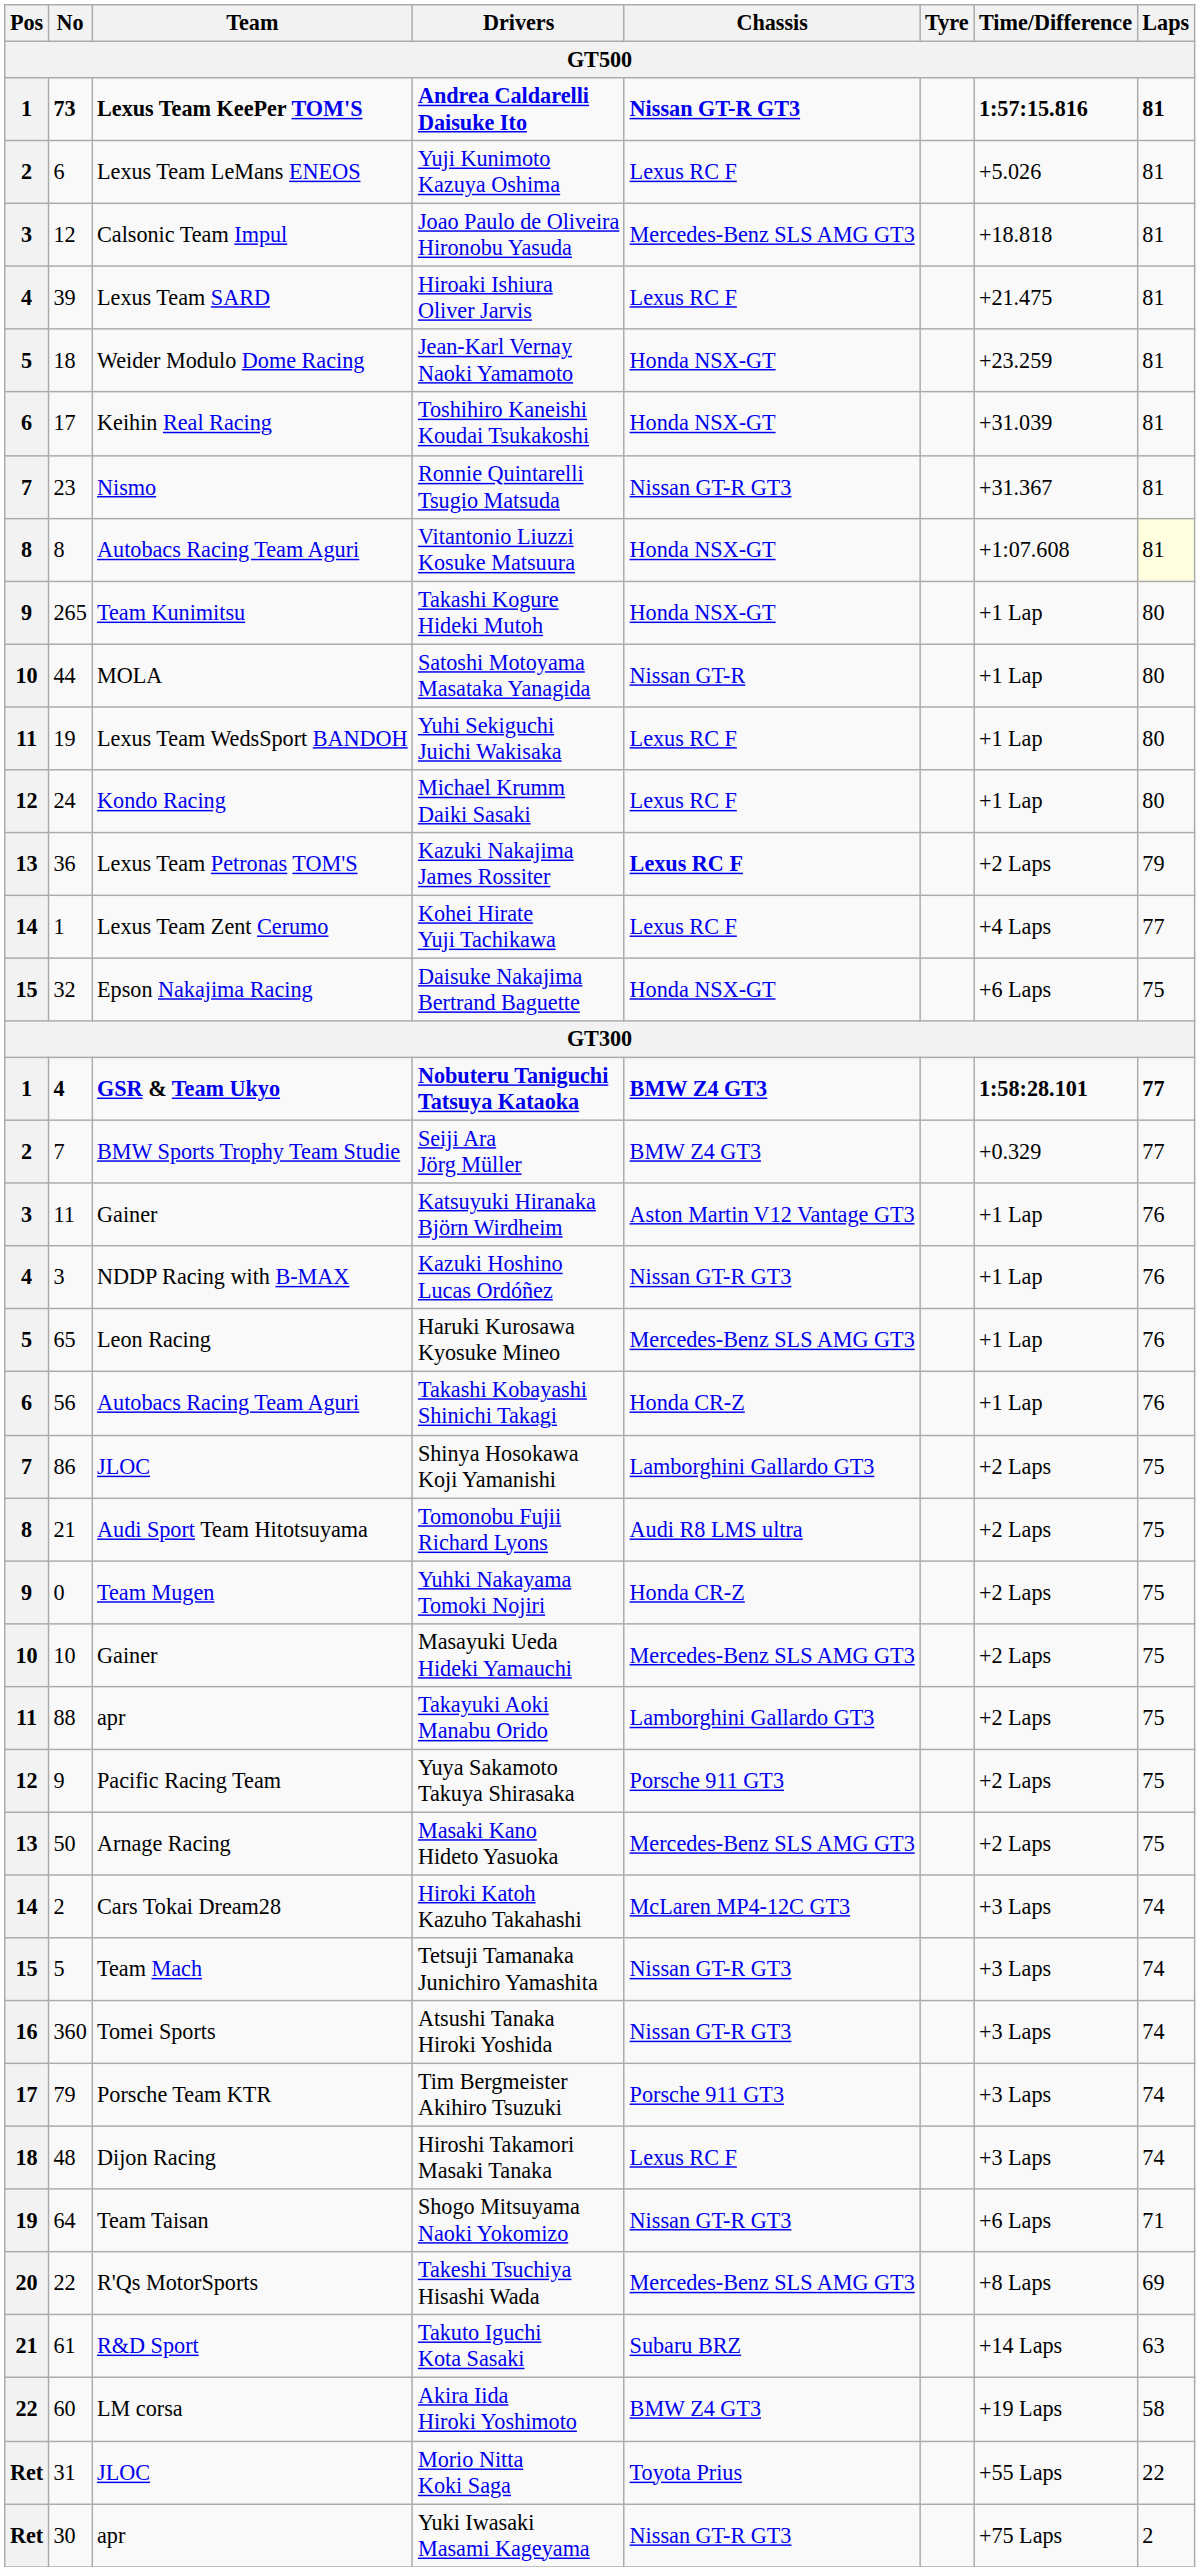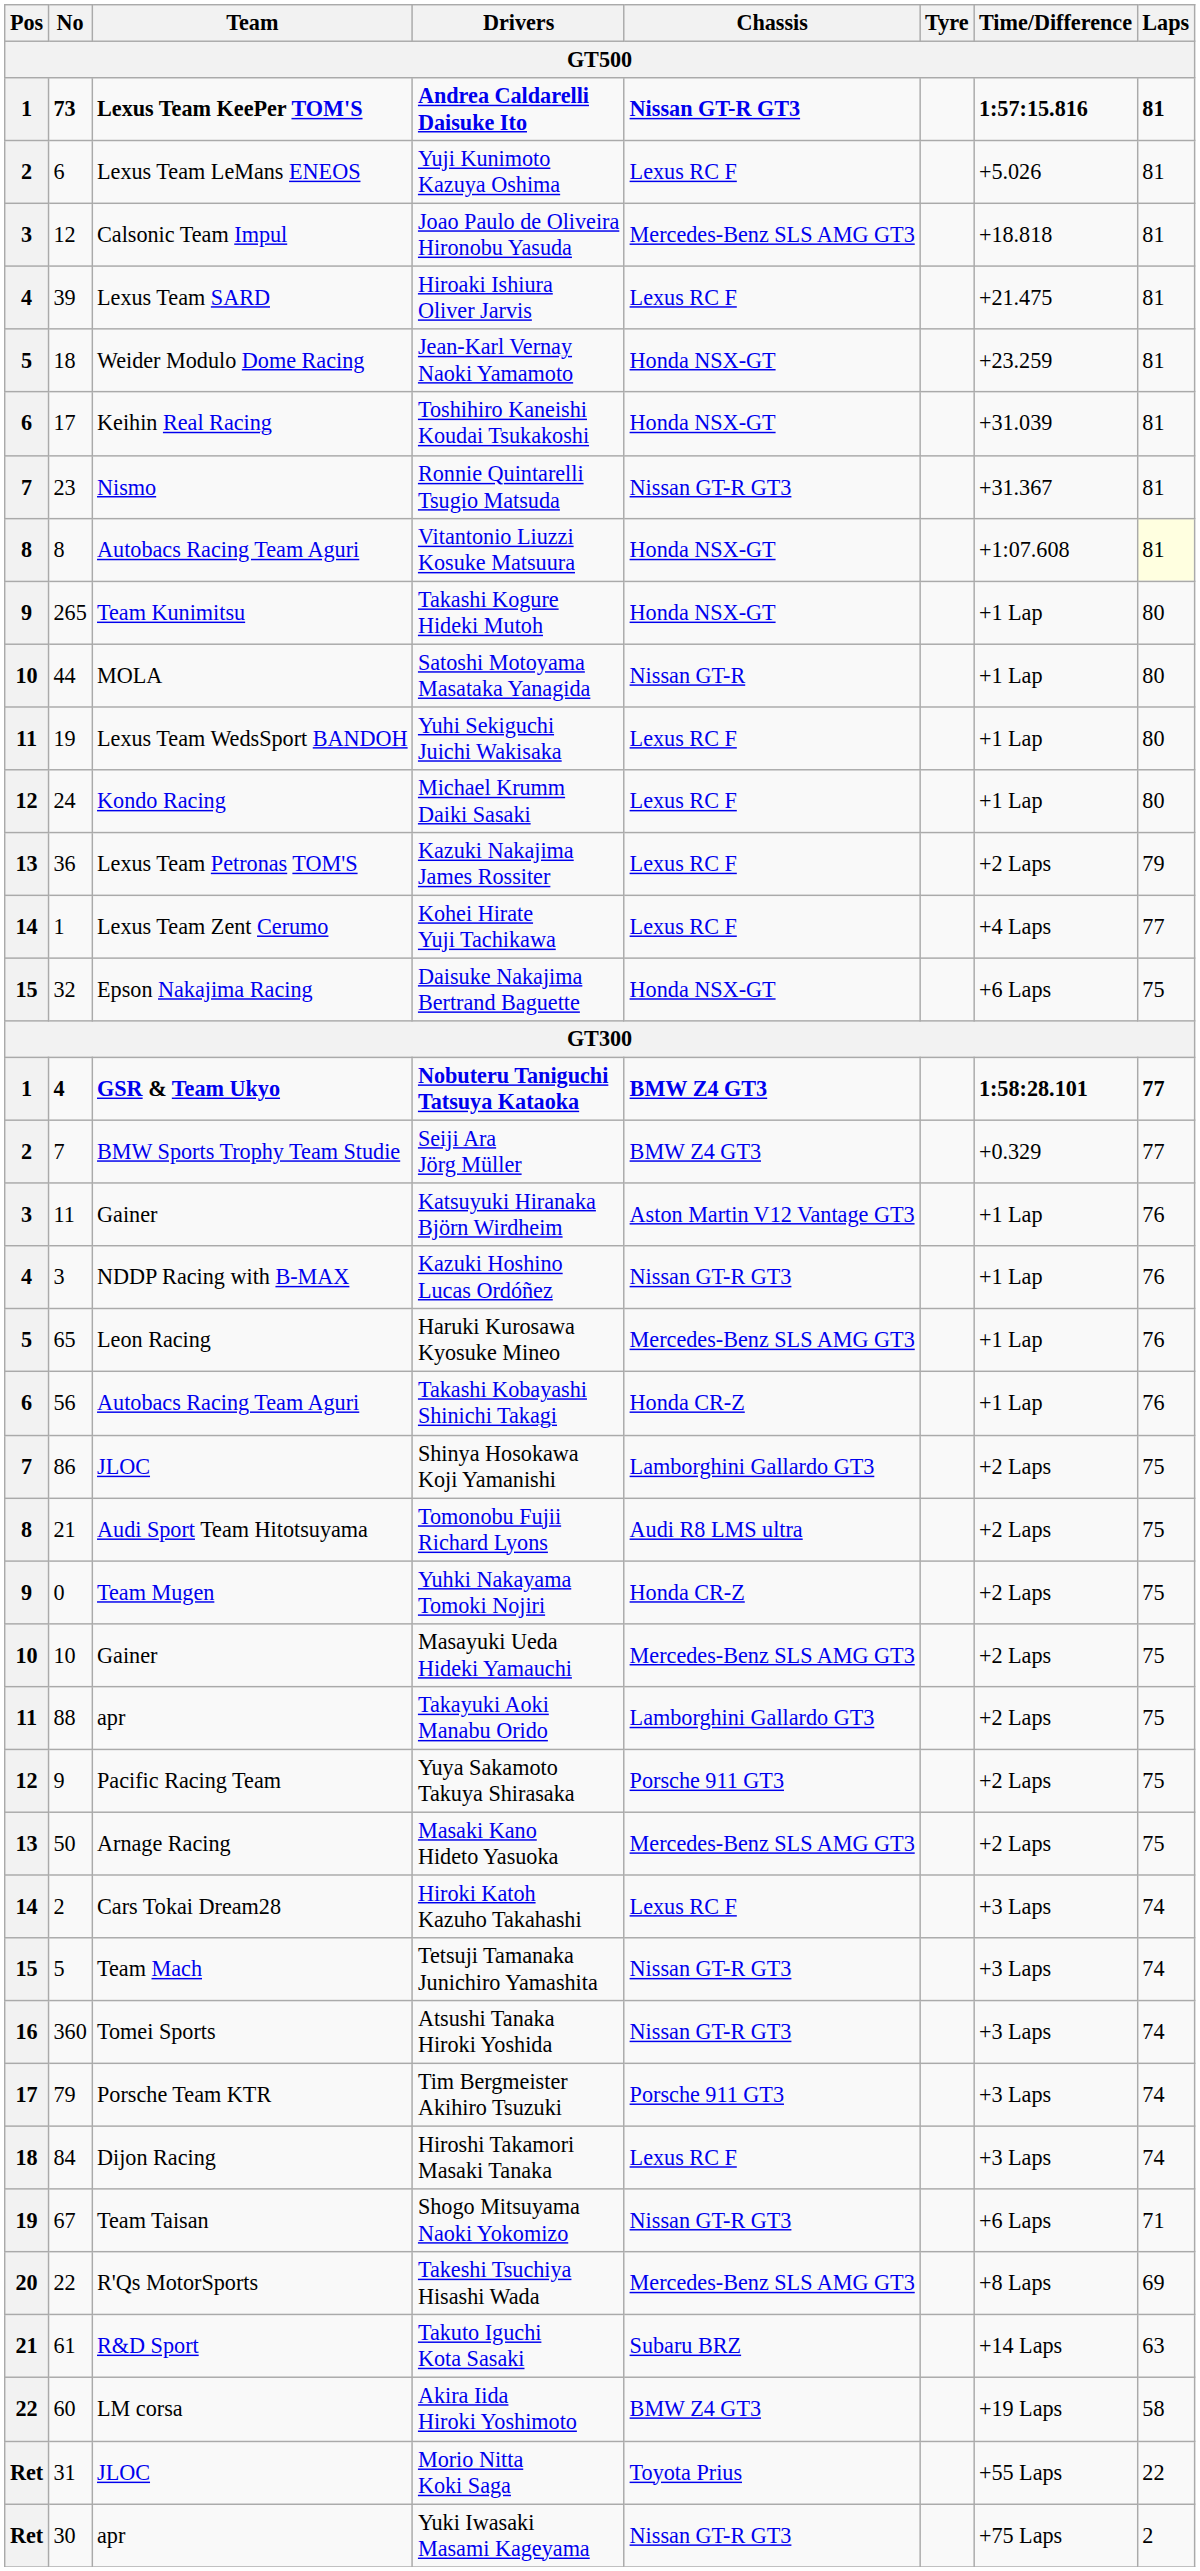(686, 863) bold -> (683, 863) normal
(740, 1906) McLaren MP4-12C GT3 -> (683, 1906) Lexus RC F
(65, 2157) 48 -> (65, 2157) 84
(65, 2220) 64 -> (65, 2220) 67
